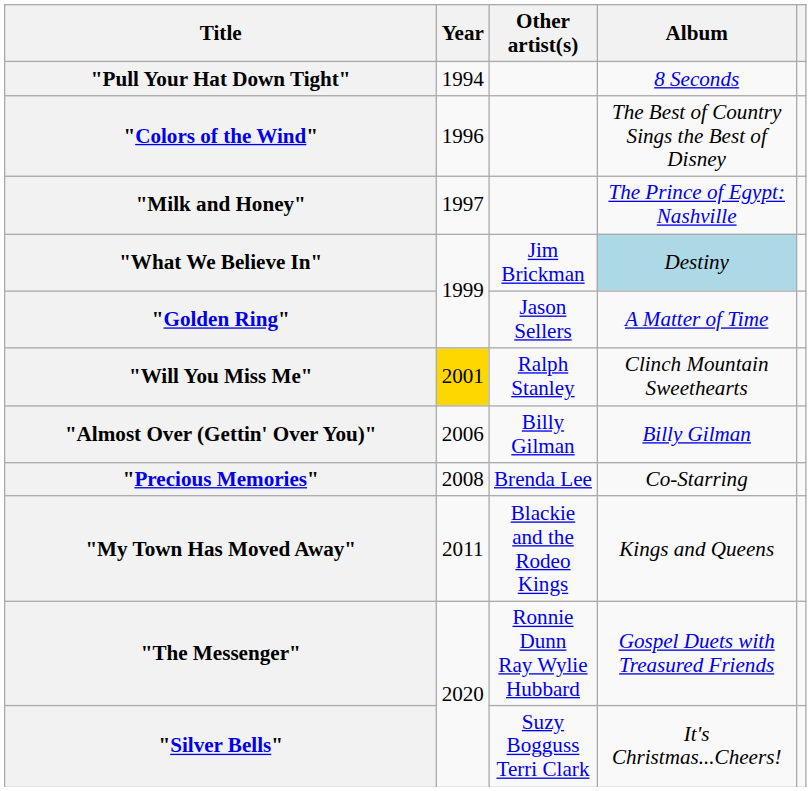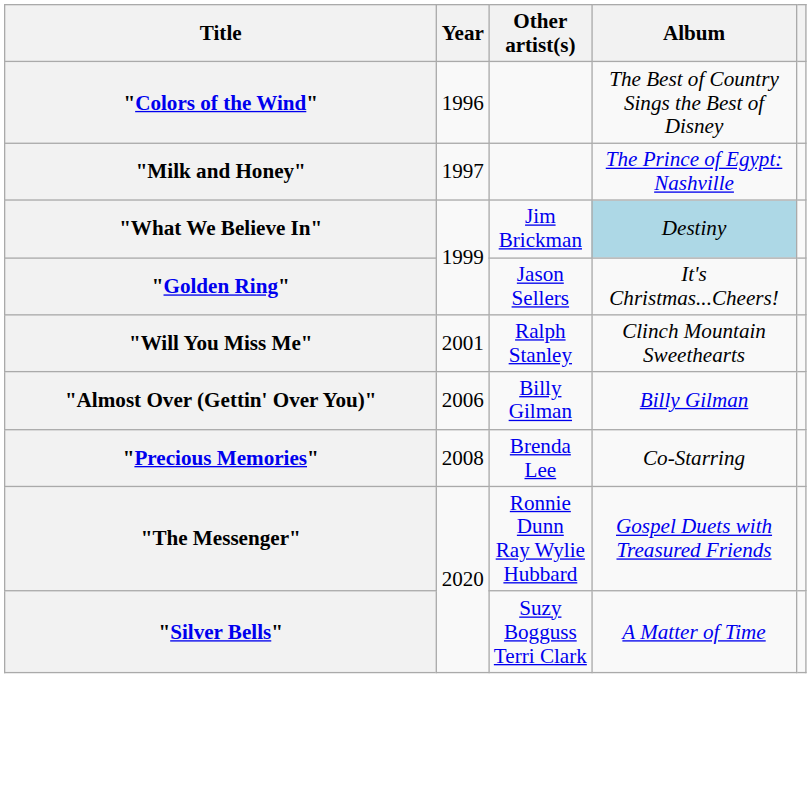- row: (221, 78)
(697, 319) A Matter of Time -> (694, 285) It's Christmas...Cheers!
(463, 376) gold background -> (463, 343) no background
- row: (221, 548)
(697, 746) It's Christmas...Cheers! -> (694, 631) A Matter of Time
